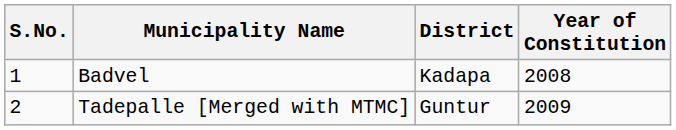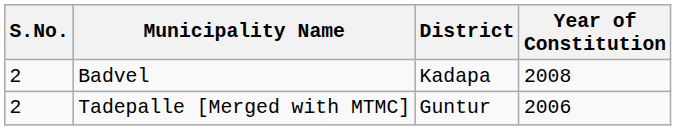(15, 76) 1 -> (15, 76) 2
(548, 108) 2009 -> (548, 108) 2006
